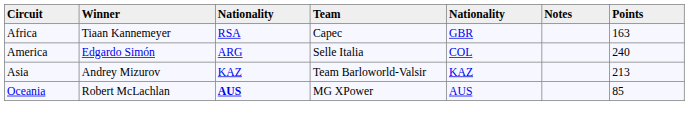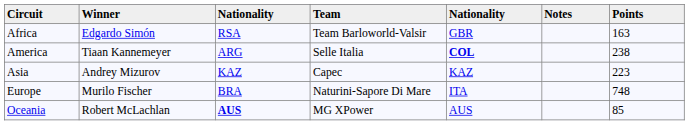(126, 33) Tiaan Kannemeyer -> (118, 33) Edgardo Simón
(328, 33) Capec -> (370, 33) Team Barloworld-Valsir
(118, 52) Edgardo Simón -> (126, 52) Tiaan Kannemeyer
(461, 52) normal -> (462, 52) bold
(621, 52) 240 -> (621, 52) 238
(370, 71) Team Barloworld-Valsir -> (328, 71) Capec
(621, 71) 213 -> (621, 71) 223
+ row: (24, 91)
